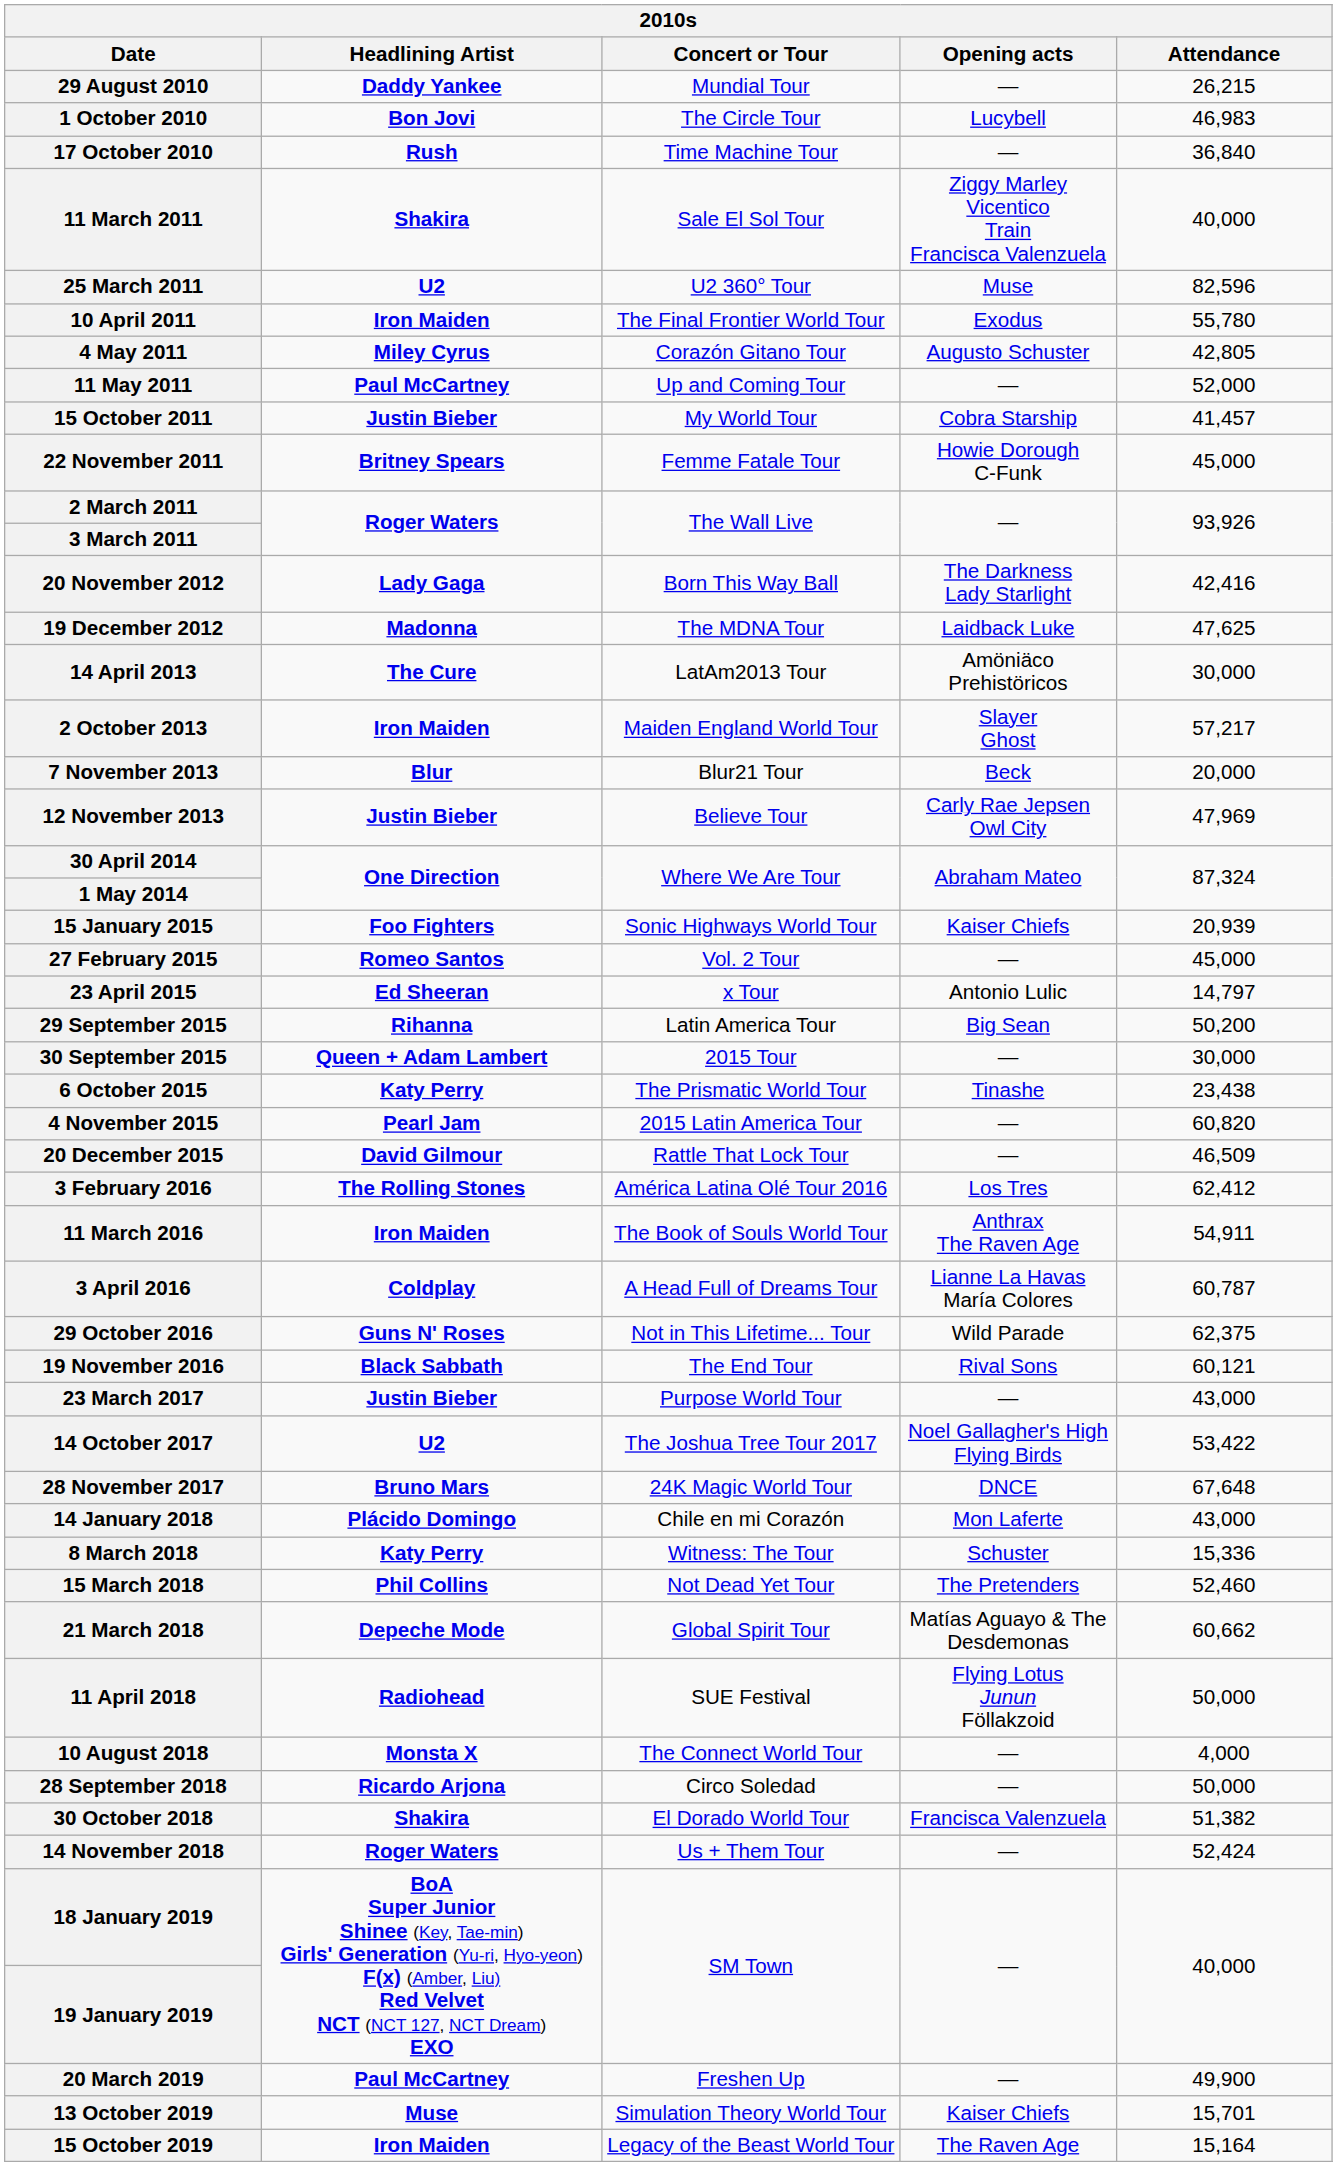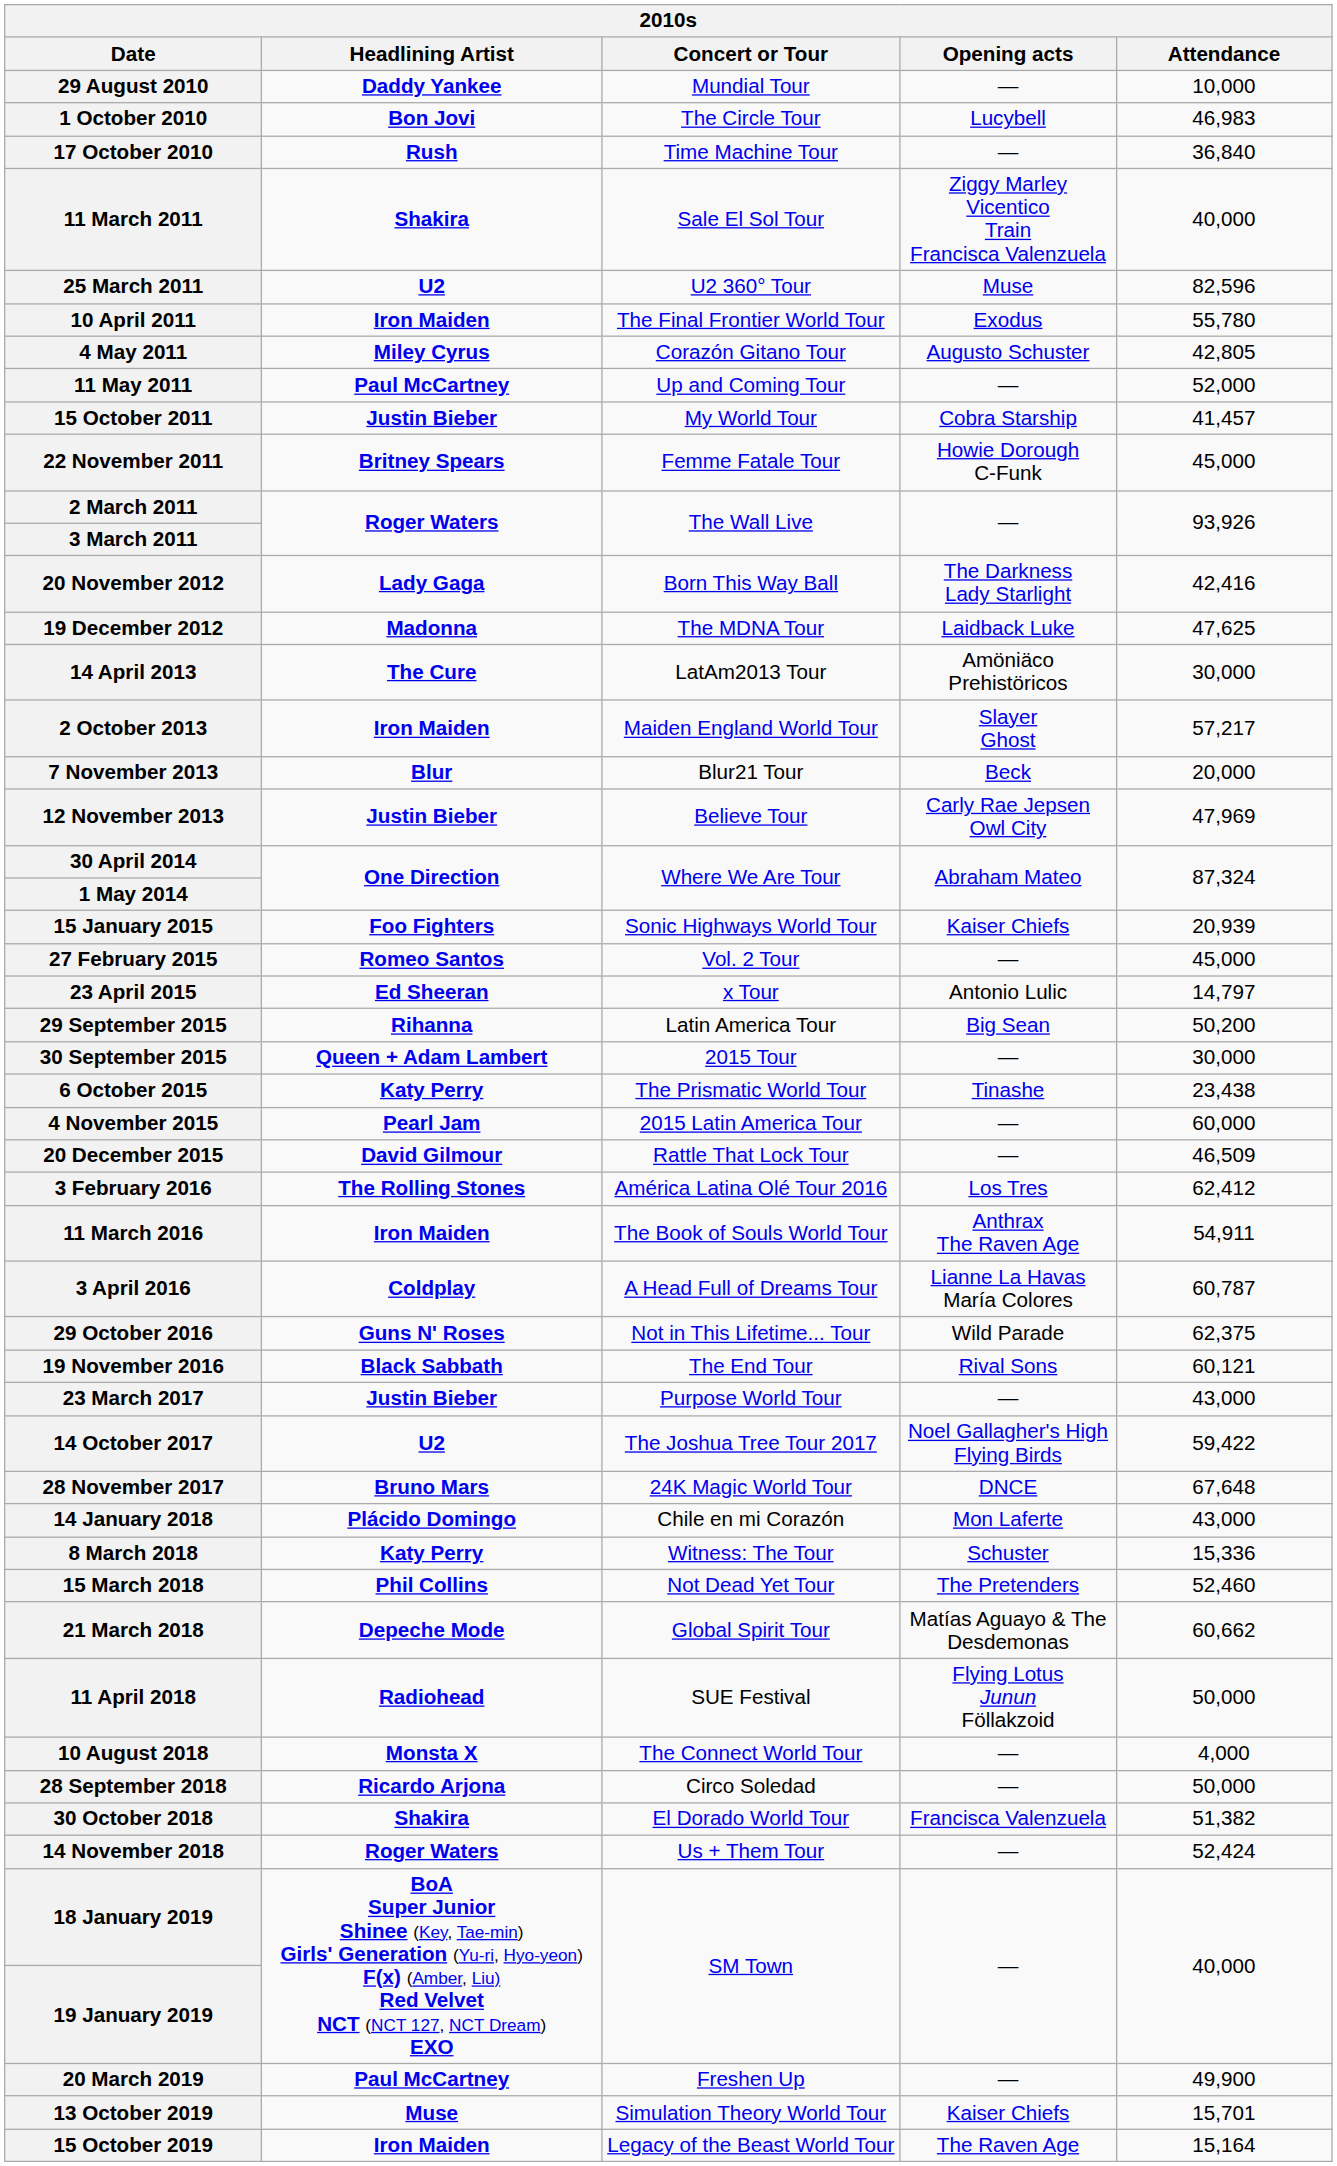(1224, 86) 26,215 -> (1224, 86) 10,000
(1224, 1123) 60,820 -> (1224, 1123) 60,000
(1224, 1443) 53,422 -> (1224, 1443) 59,422
